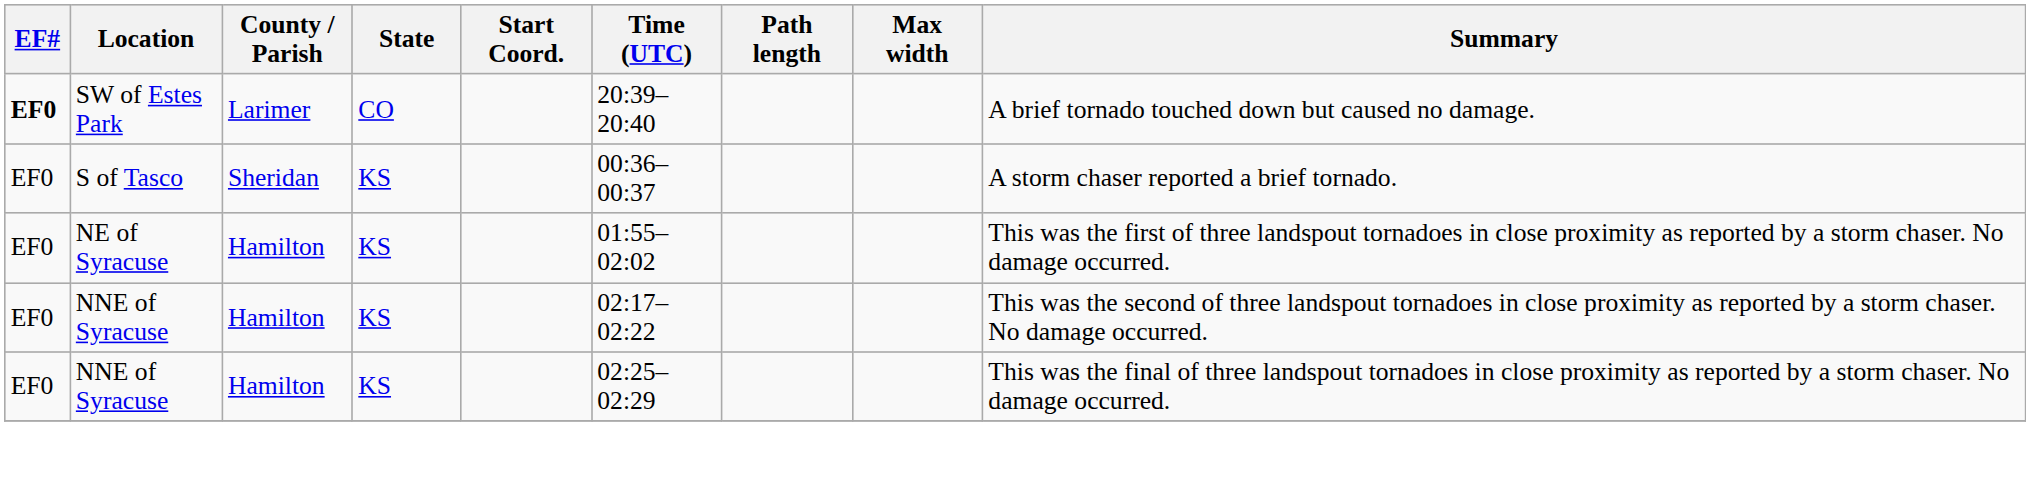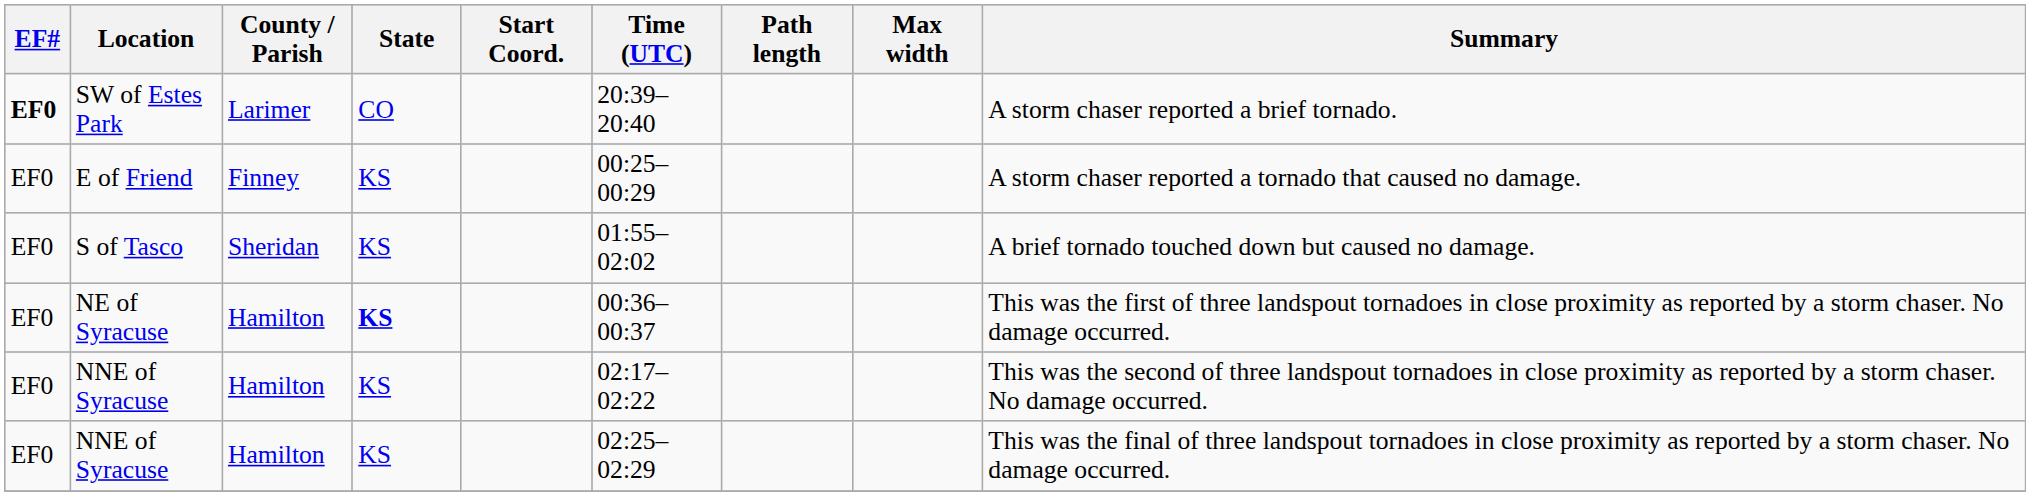(1262, 108) A brief tornado touched down but caused no damage. -> (1193, 108) A storm chaser reported a brief tornado.
+ row: (134, 178)
(633, 178) 00:36–00:37 -> (633, 247) 01:55–02:02
(1193, 178) A storm chaser reported a brief tornado. -> (1262, 247) A brief tornado touched down but caused no damage.
(375, 247) normal -> (375, 316) bold
(633, 247) 01:55–02:02 -> (633, 316) 00:36–00:37
